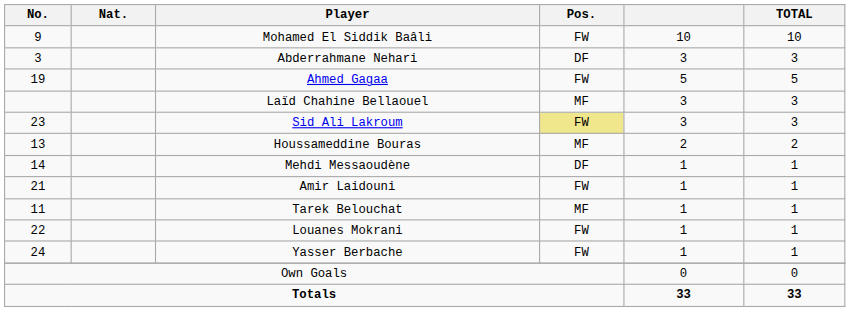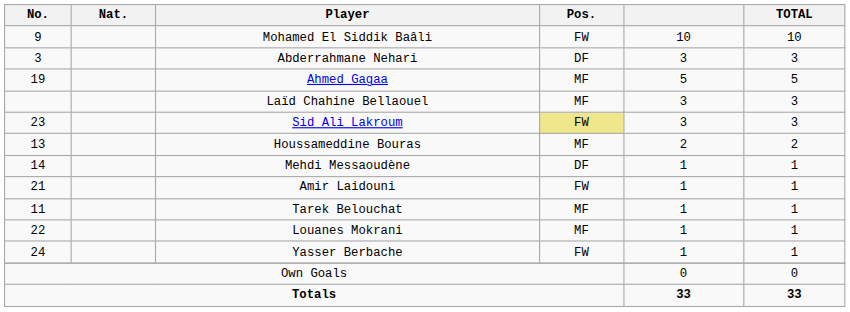(581, 80) FW -> (581, 80) MF
(581, 231) FW -> (581, 231) MF
